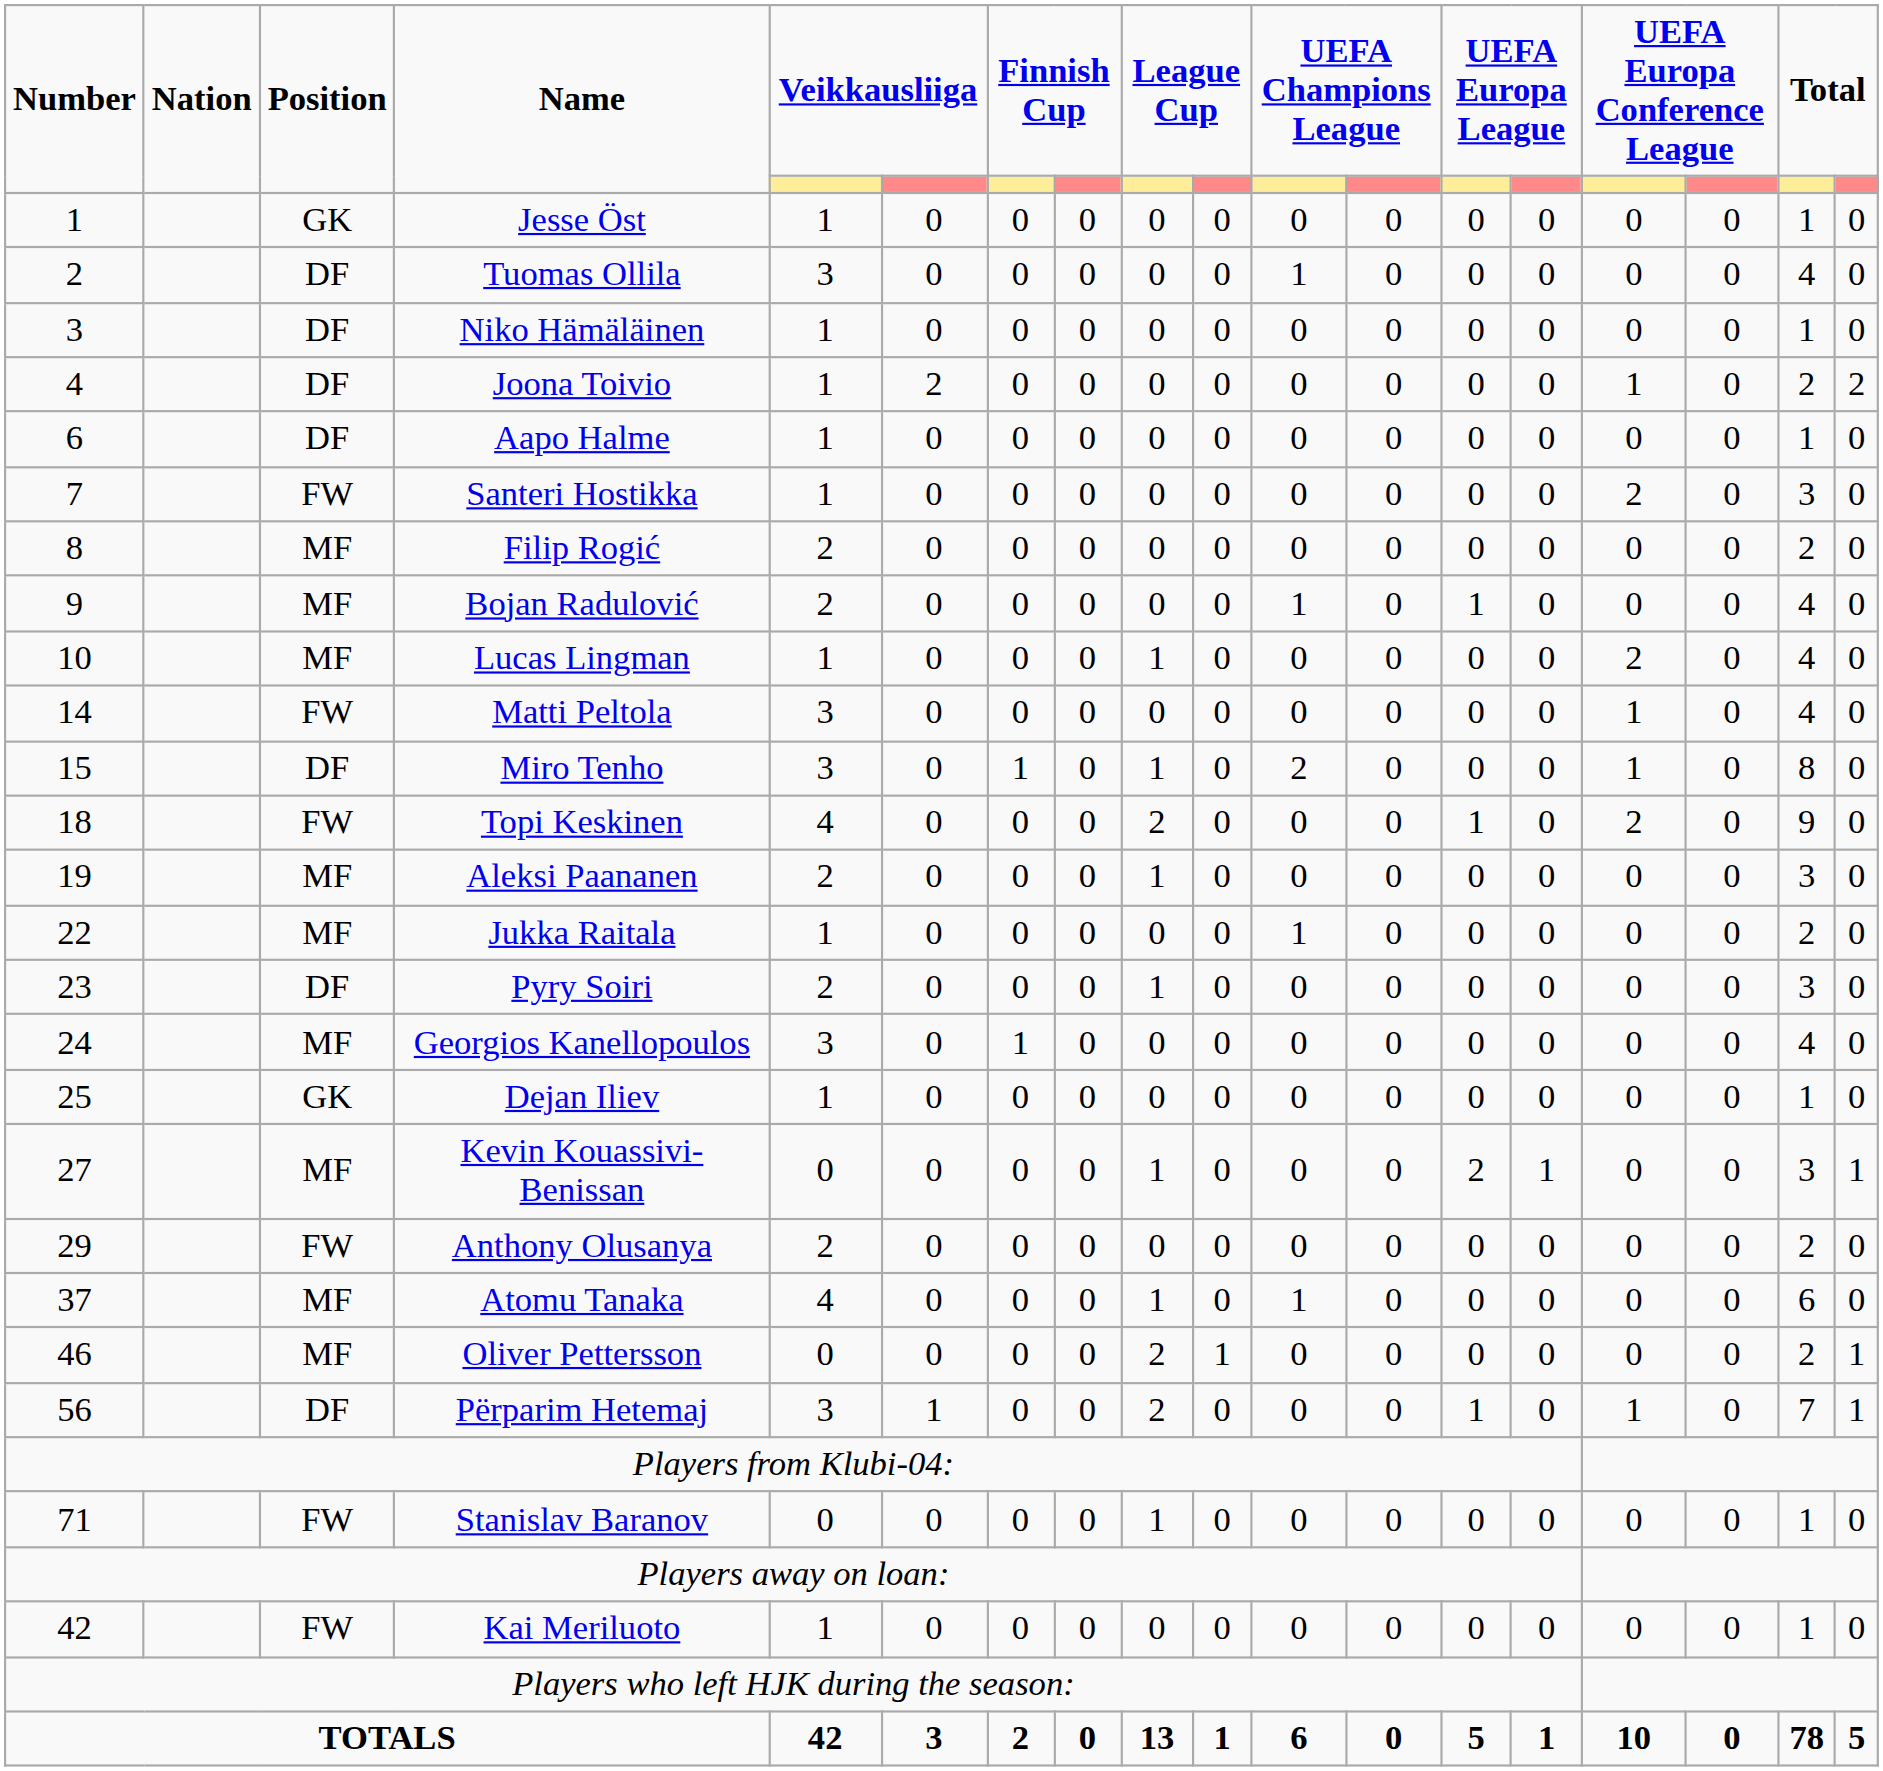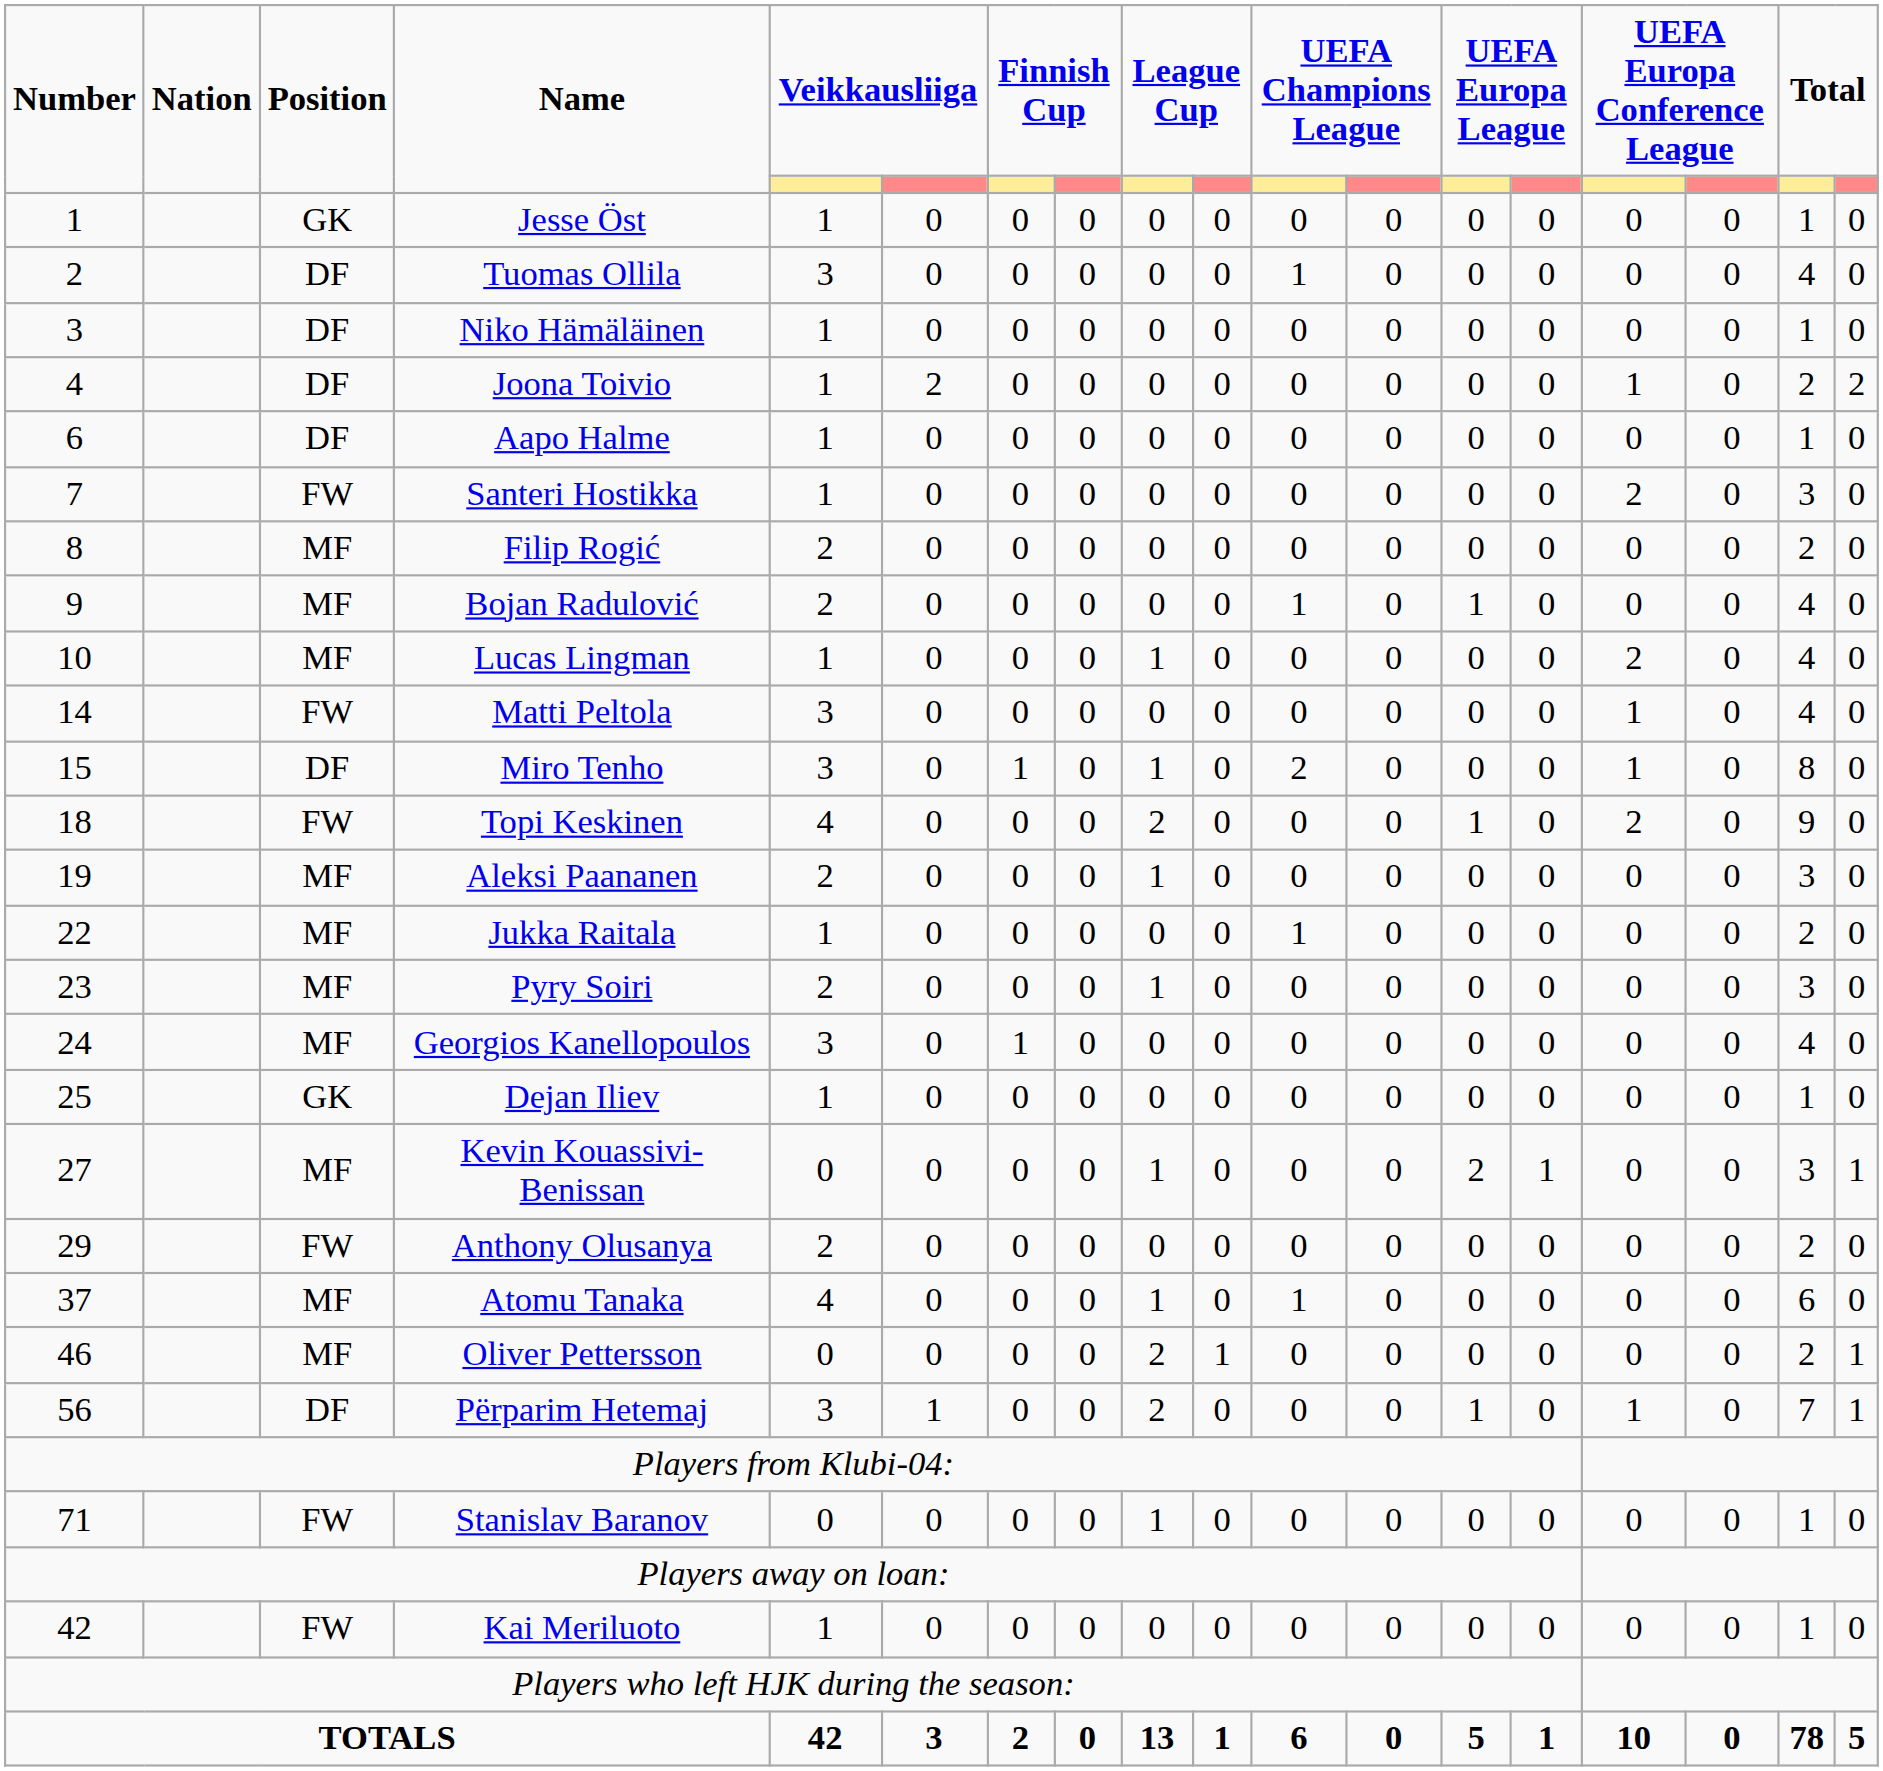(327, 986) DF -> (327, 986) MF
